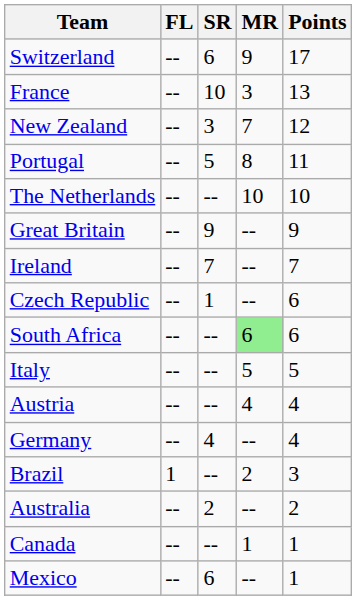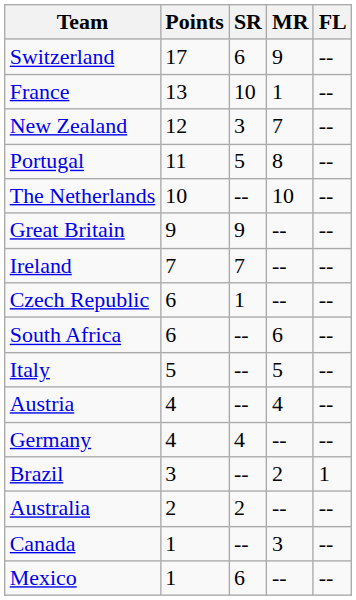columns swapped: (317, 21) <-> (179, 21)
(247, 91) 3 -> (277, 91) 1
(247, 334) lightgreen background -> (277, 334) no background
(247, 543) 1 -> (277, 543) 3
